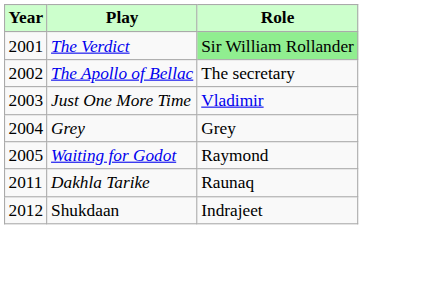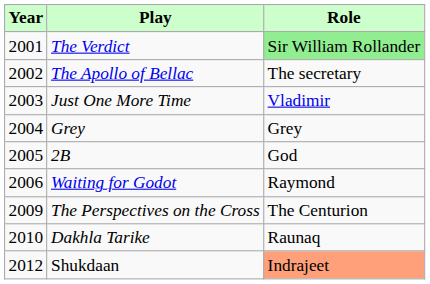+ row: (61, 155)
(26, 155) 2005 -> (26, 182) 2006
+ row: (155, 210)
(25, 182) 2011 -> (26, 237) 2010
(232, 210) no background -> (298, 264) lightsalmon background
